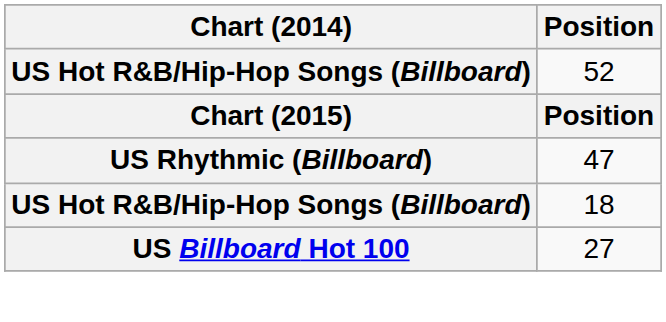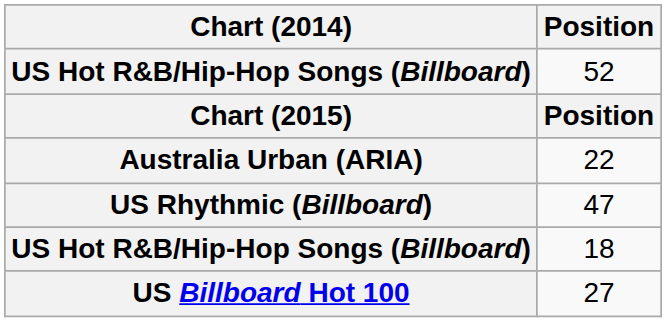+ row: (599, 159)
